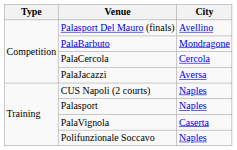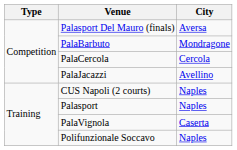(196, 28) Avellino -> (193, 28) Aversa
(193, 75) Aversa -> (196, 75) Avellino
